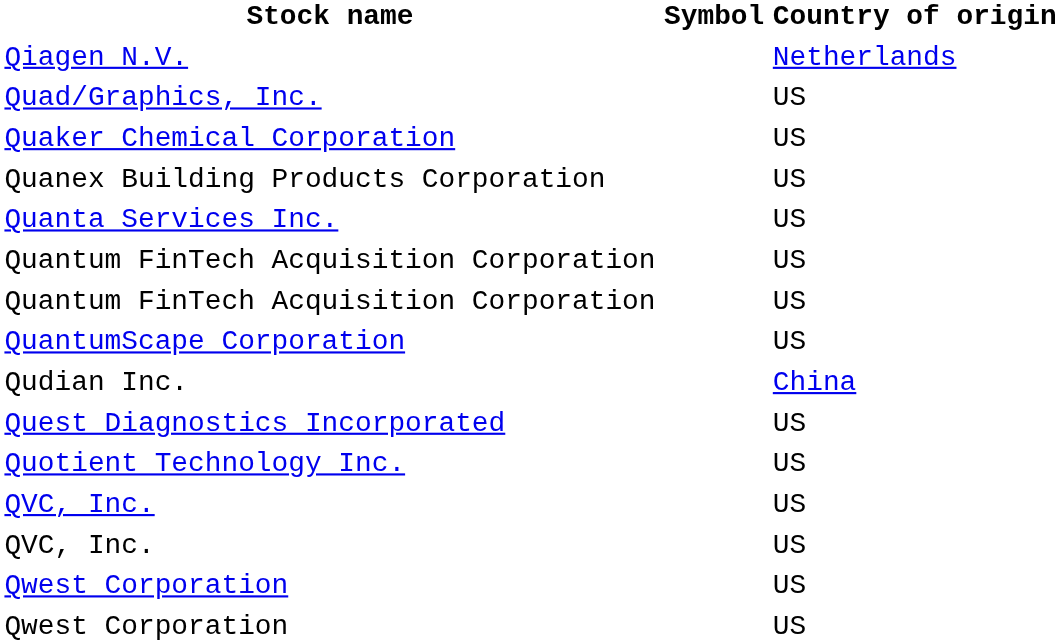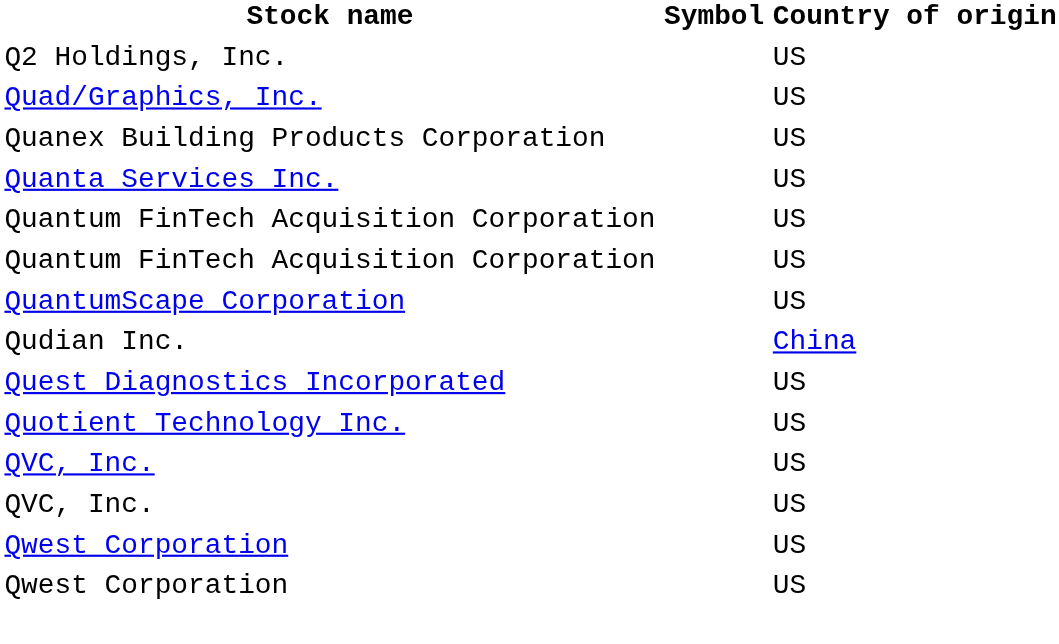+ row: (146, 57)
- row: (96, 57)
- row: (230, 138)
